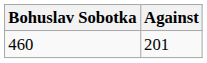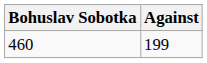(157, 44) 201 -> (157, 44) 199
